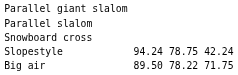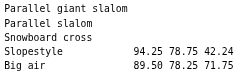(148, 52) 94.24 -> (148, 52) 94.25
(184, 66) 78.22 -> (184, 66) 78.25
